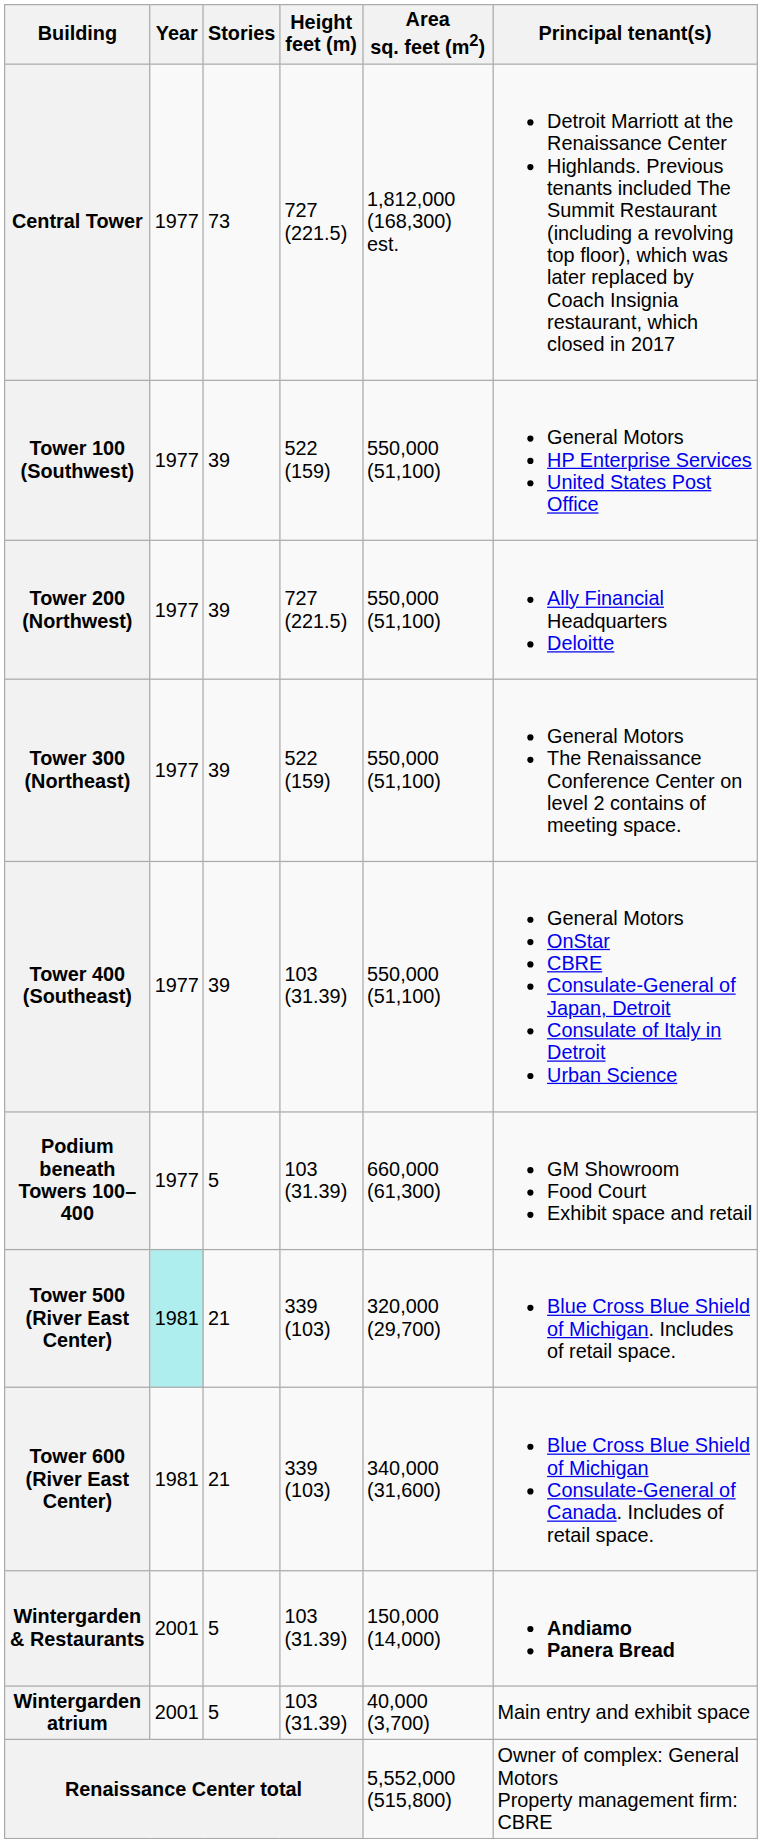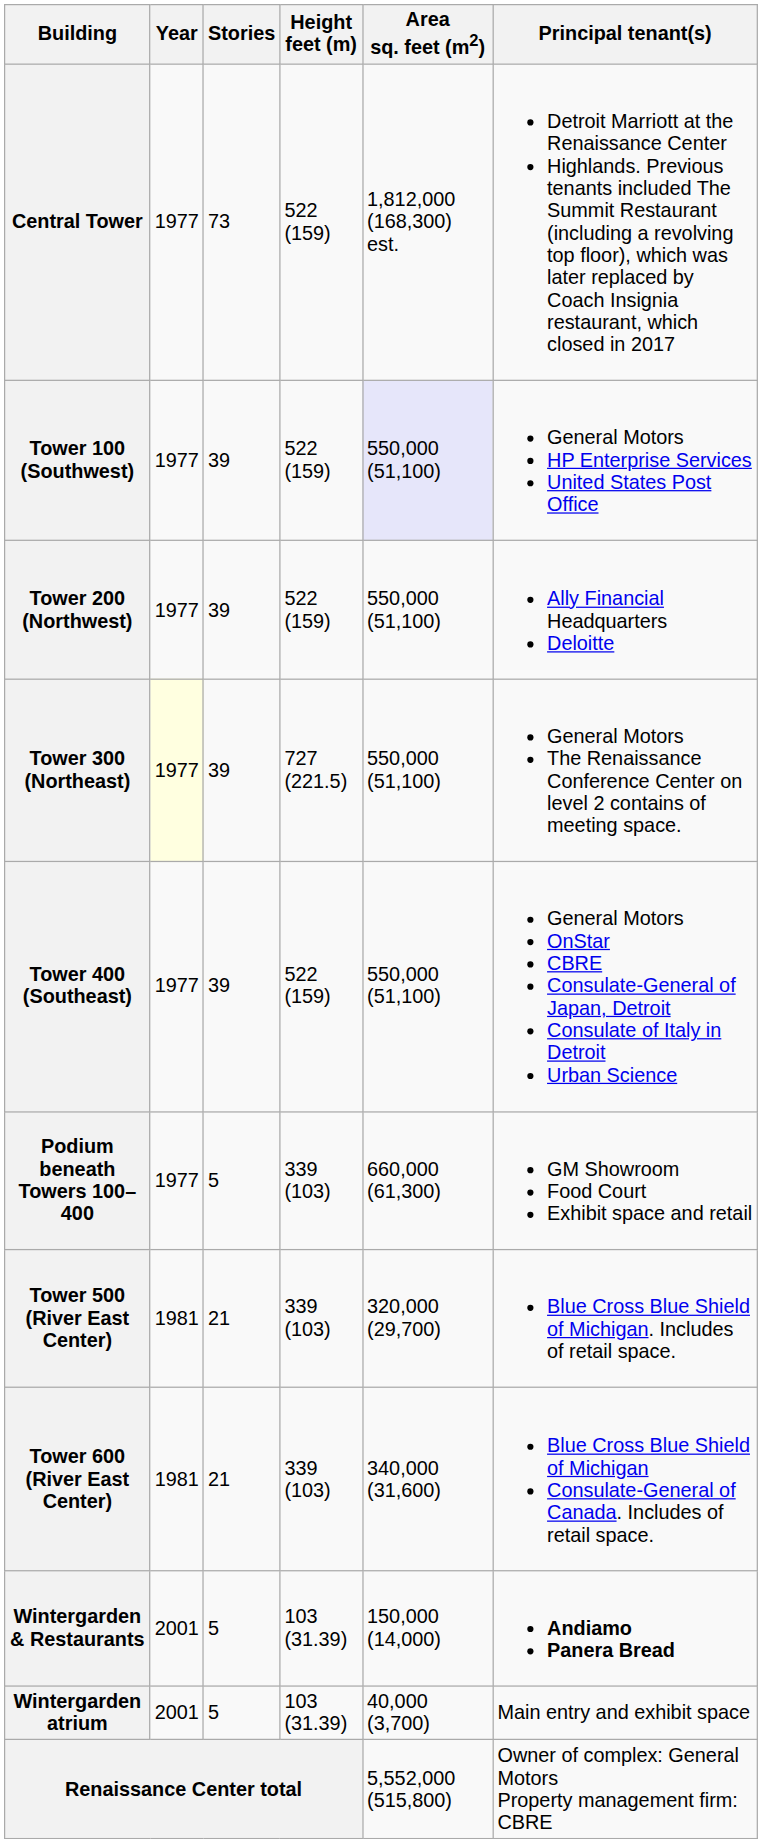(316, 221) 727 (221.5) -> (308, 221) 522 (159)
(404, 460) no background -> (404, 460) lavender background
(316, 609) 727 (221.5) -> (308, 609) 522 (159)
(177, 770) no background -> (177, 770) lightyellow background
(308, 770) 522 (159) -> (316, 770) 727 (221.5)
(316, 986) 103 (31.39) -> (308, 986) 522 (159)
(316, 1180) 103 (31.39) -> (308, 1180) 339 (103)
(177, 1318) paleturquoise background -> (177, 1318) no background
